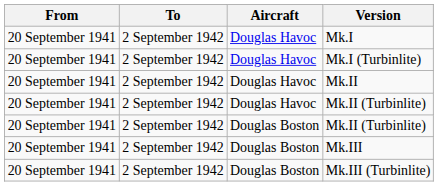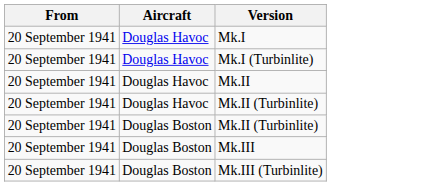- column: (173, 15)
